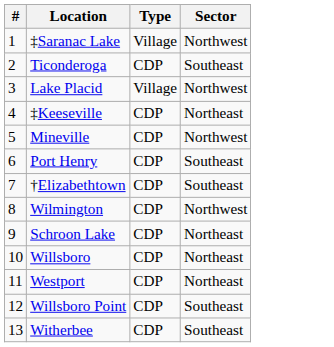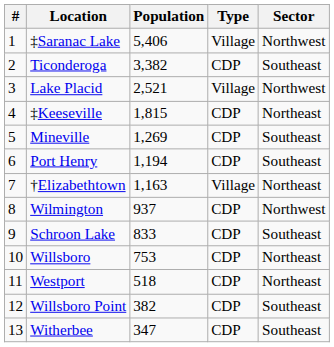+ column: (169, 16)
(216, 137) Northwest -> (292, 137) Southeast
(148, 185) CDP -> (233, 185) Village
(214, 185) Southeast -> (292, 185) Northeast
(214, 233) Northeast -> (292, 233) Southeast
